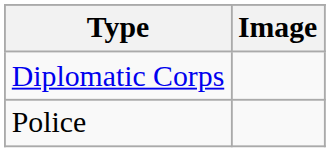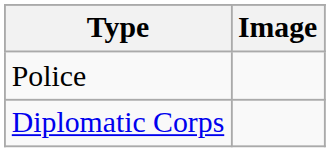rows swapped: (118, 75) <-> (49, 122)
